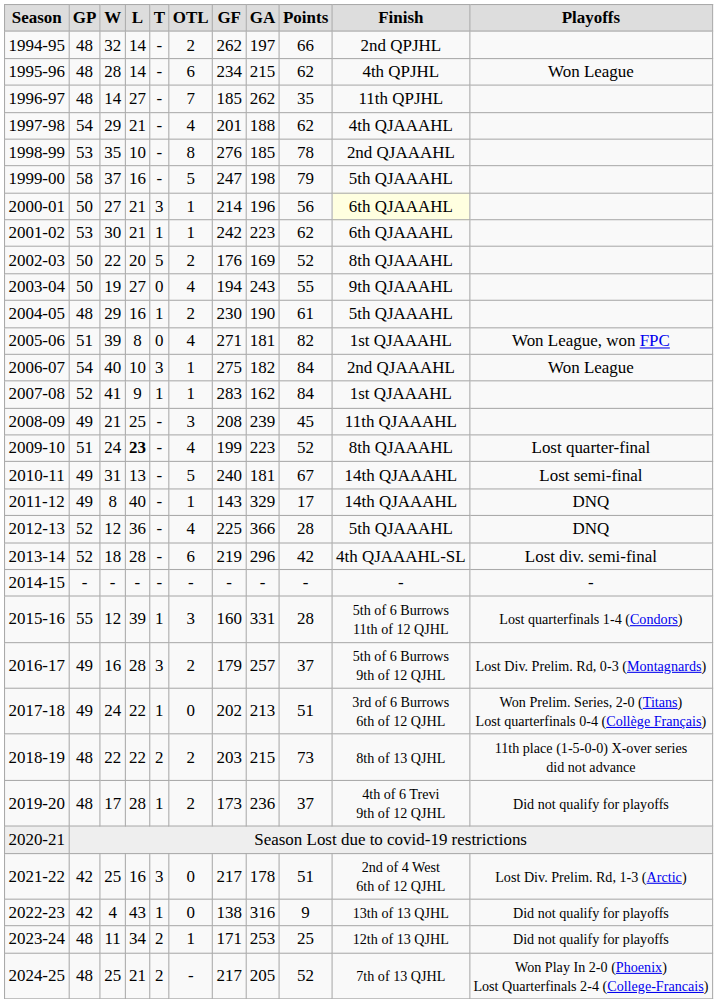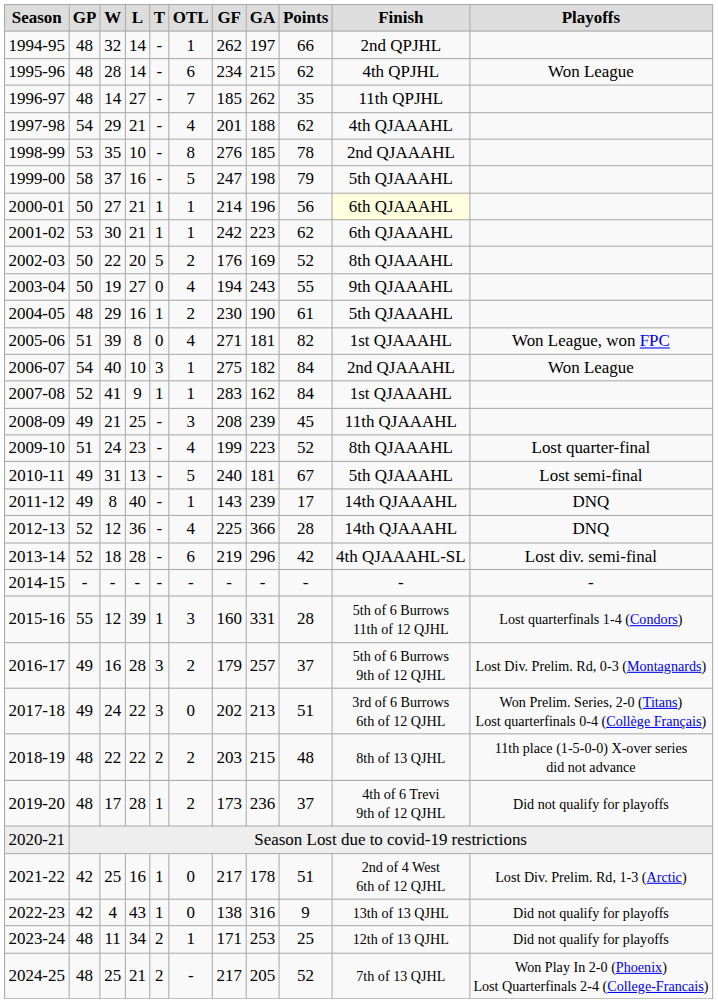(191, 44) 2 -> (191, 44) 1
(159, 206) 3 -> (159, 206) 1
(137, 448) bold -> (137, 448) normal
(401, 475) 14th QJAAAHL -> (401, 475) 5th QJAAAHL
(262, 502) 329 -> (262, 502) 239
(401, 529) 5th QJAAAHL -> (401, 529) 14th QJAAAHL
(159, 711) 1 -> (159, 711) 3
(306, 757) 73 -> (306, 757) 48
(159, 876) 3 -> (159, 876) 1
